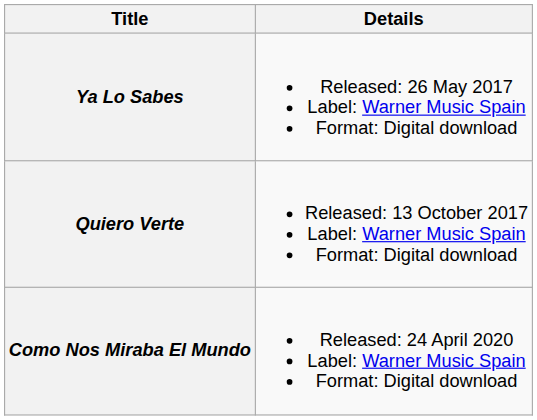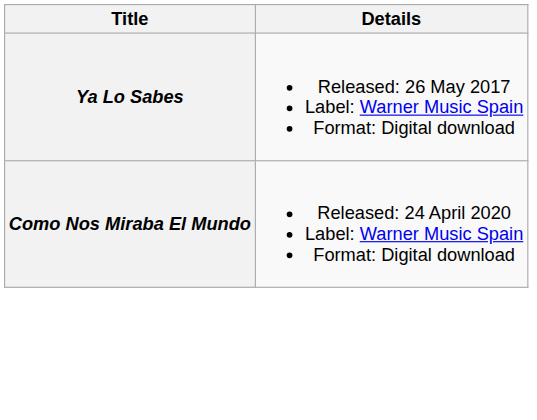- row: (130, 223)
